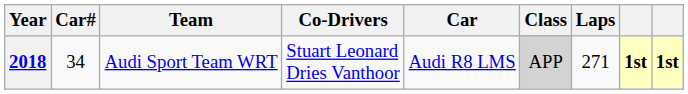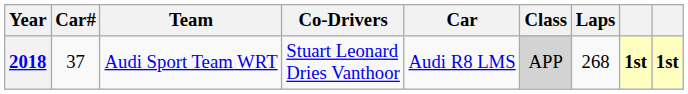(75, 62) 34 -> (75, 62) 37
(596, 62) 271 -> (596, 62) 268
